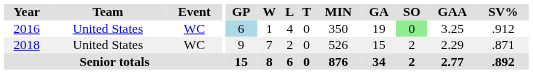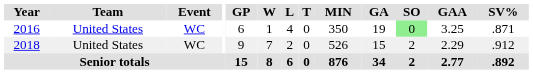(241, 28) lightblue background -> (241, 28) no background
(503, 28) .912 -> (503, 28) .871
(503, 45) .871 -> (503, 45) .912
